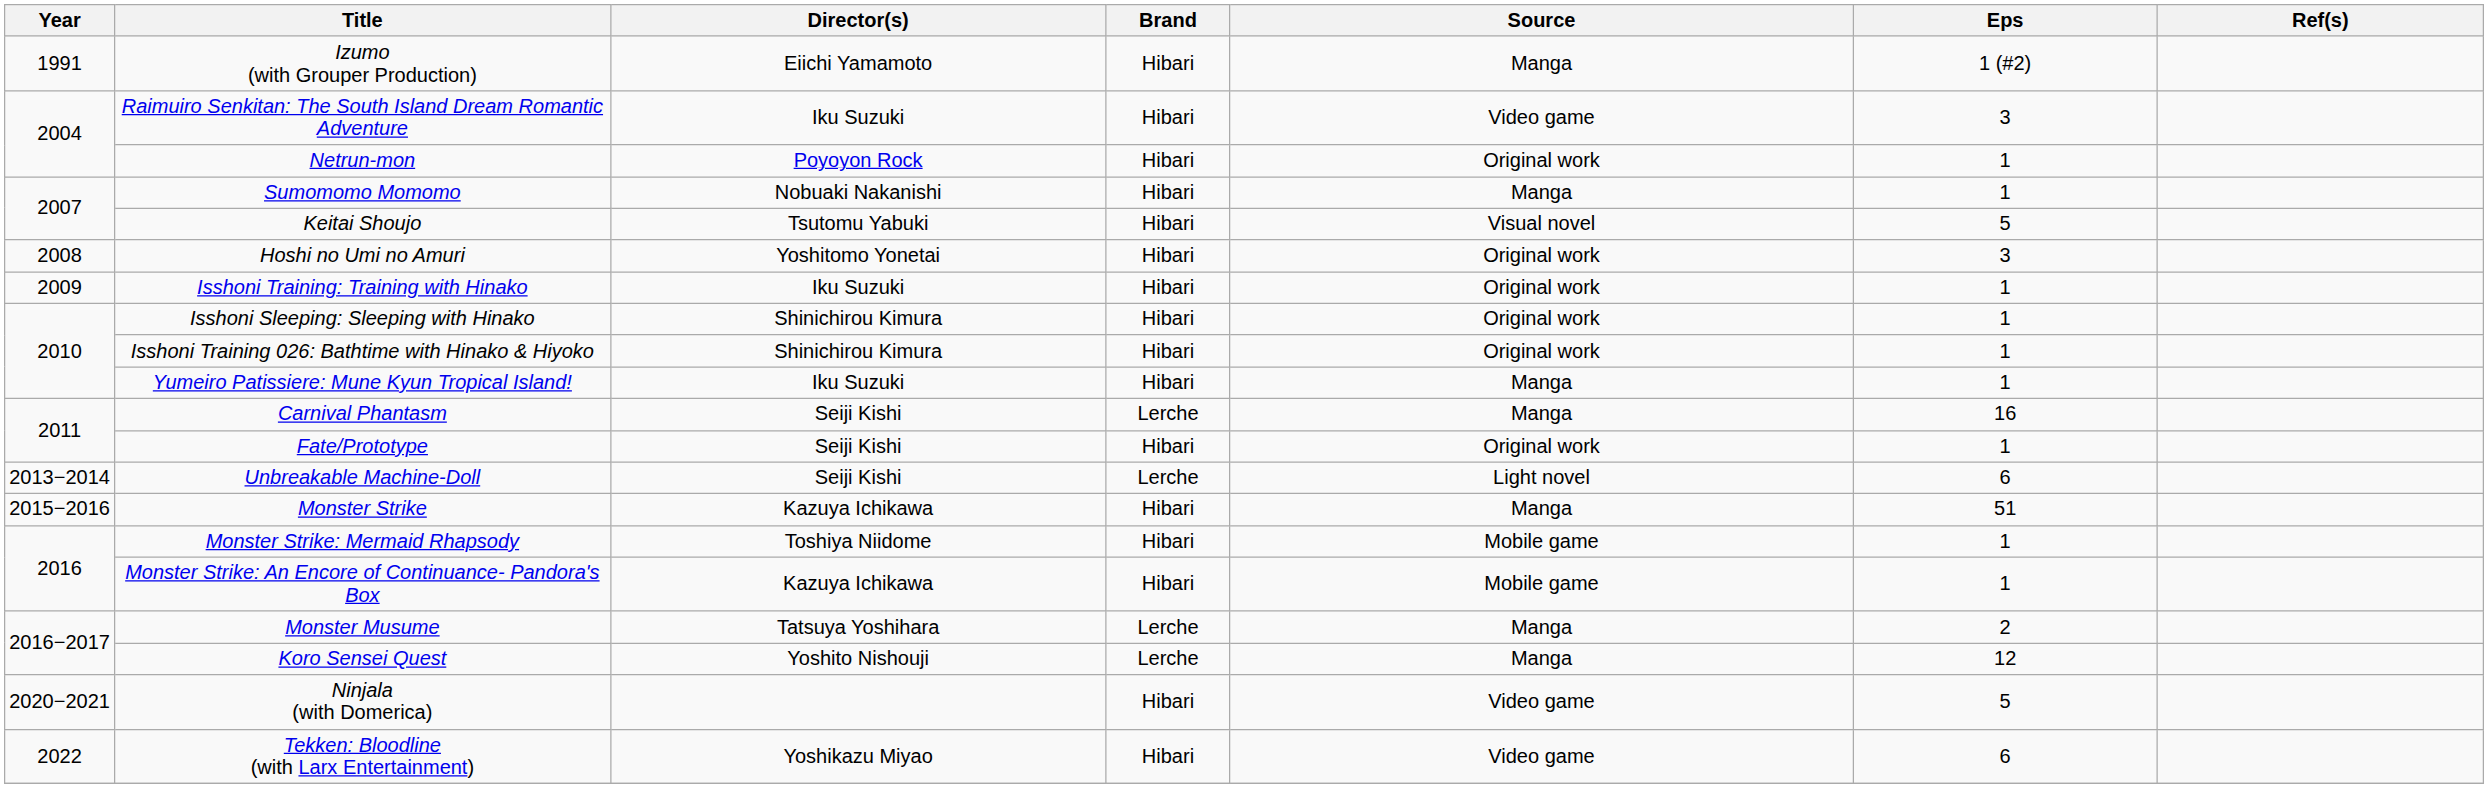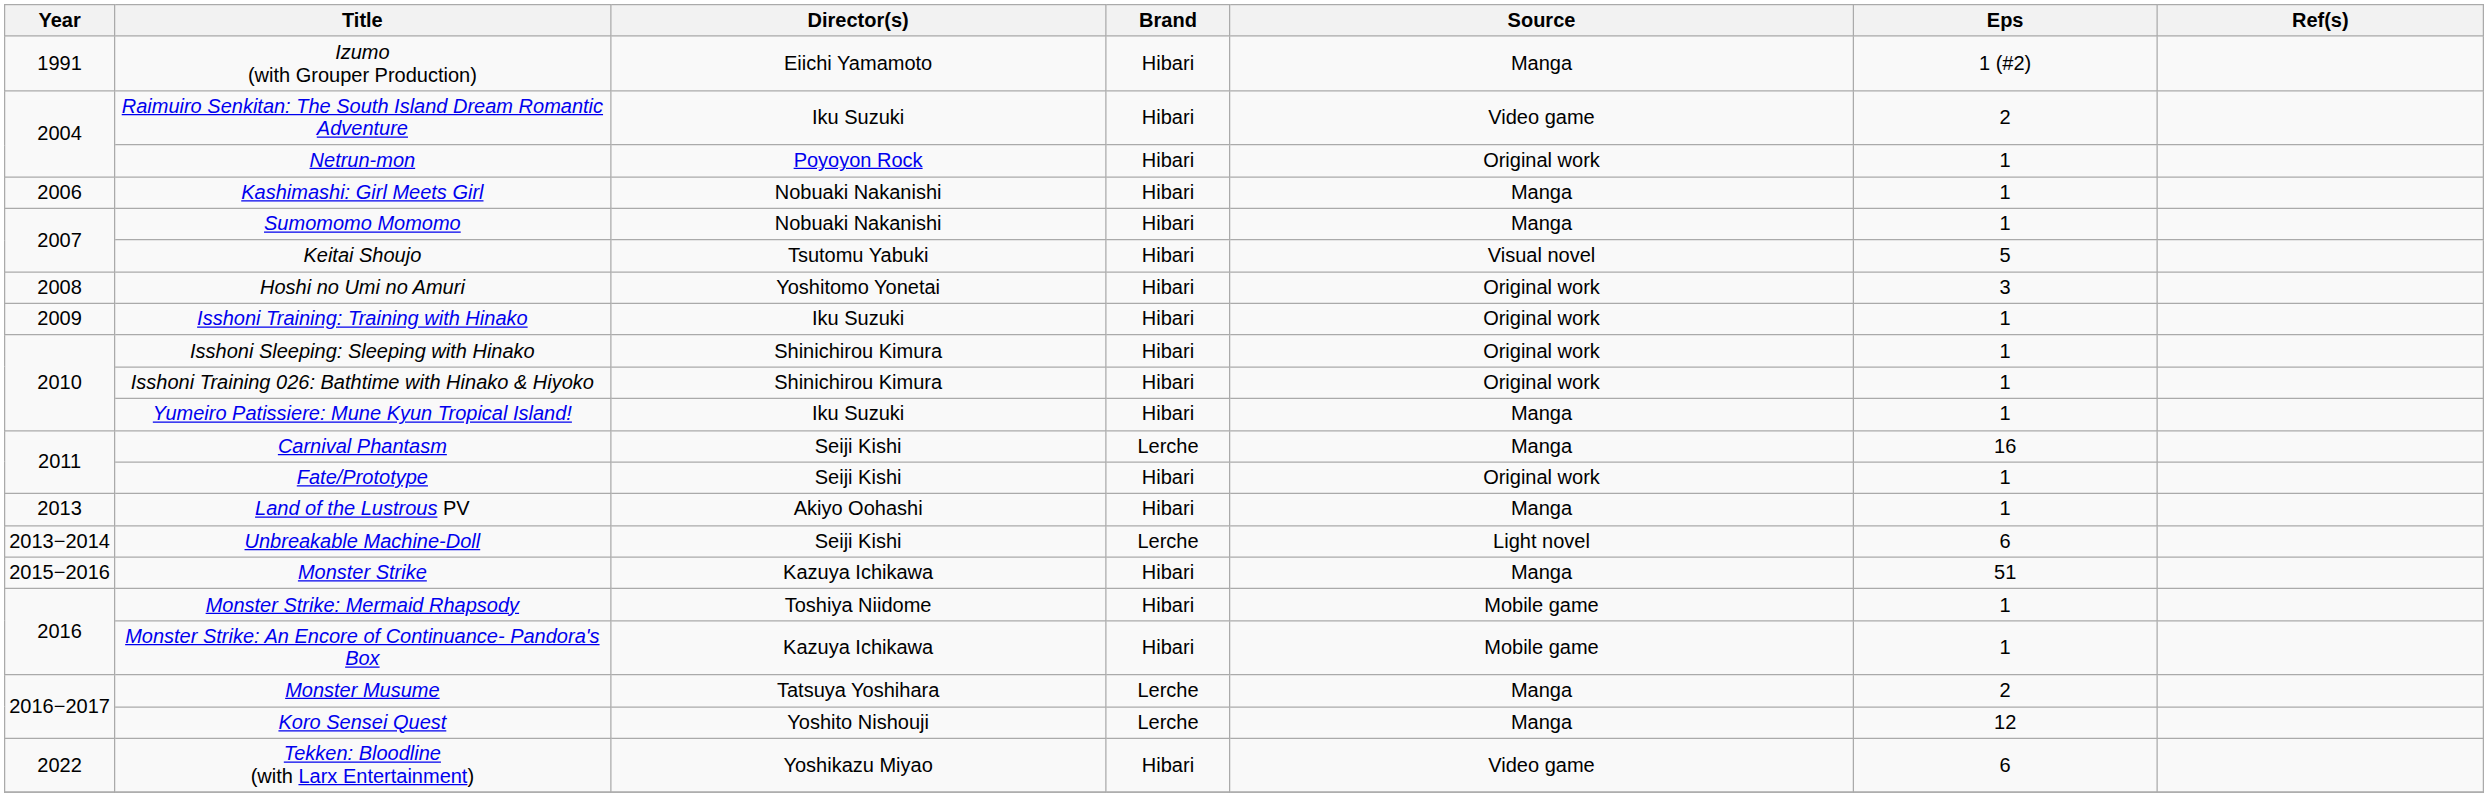(2005, 117) 3 -> (2005, 117) 2
+ row: (362, 192)
+ row: (362, 509)
- row: (362, 701)
